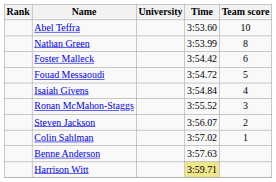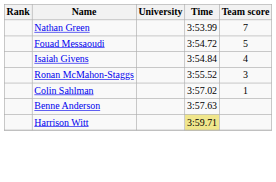- row: (57, 28)
(245, 43) 8 -> (245, 28) 7
- row: (64, 59)
- row: (65, 122)
